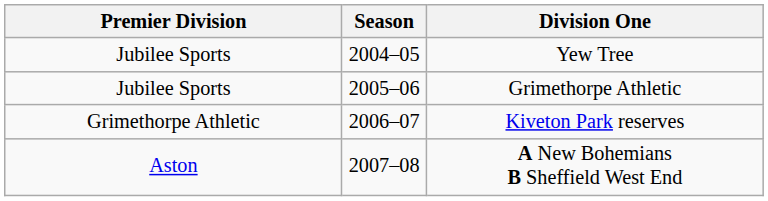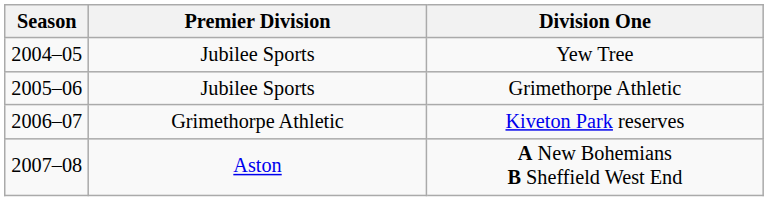columns swapped: (384, 20) <-> (173, 20)
